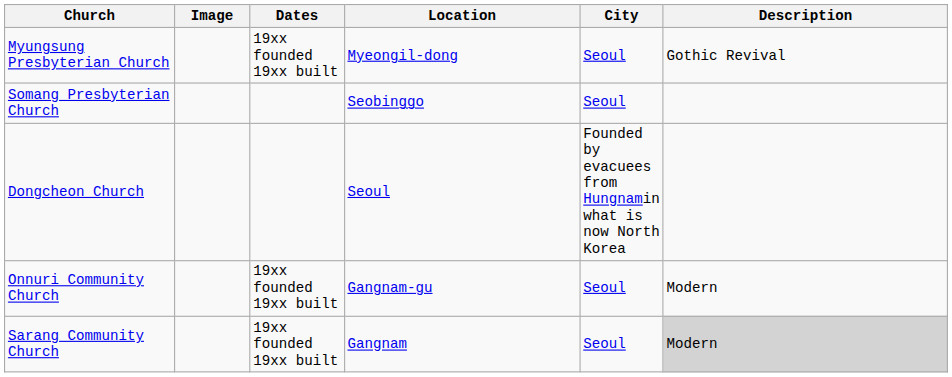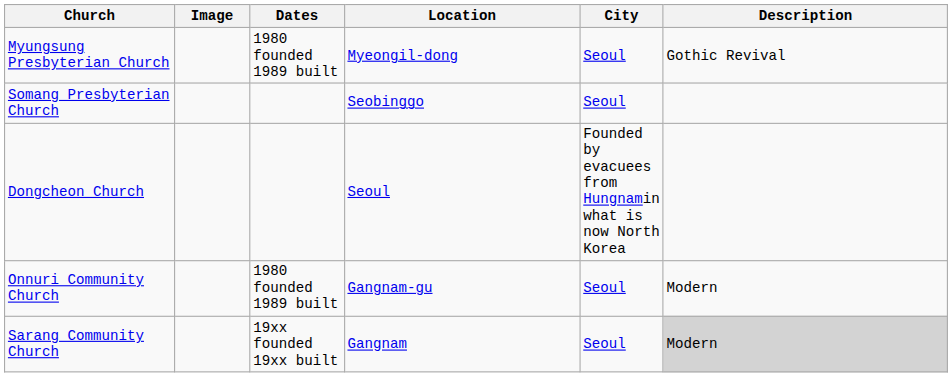(296, 56) 19xx founded 19xx built -> (296, 56) 1980 founded 1989 built
(296, 288) 19xx founded 19xx built -> (296, 288) 1980 founded 1989 built
